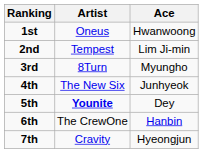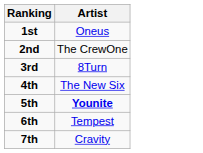- column: (164, 13)
(92, 49) Tempest -> (92, 49) The CrewOne
(92, 121) The CrewOne -> (92, 121) Tempest
